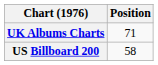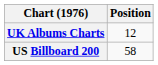(130, 32) 71 -> (130, 32) 12
